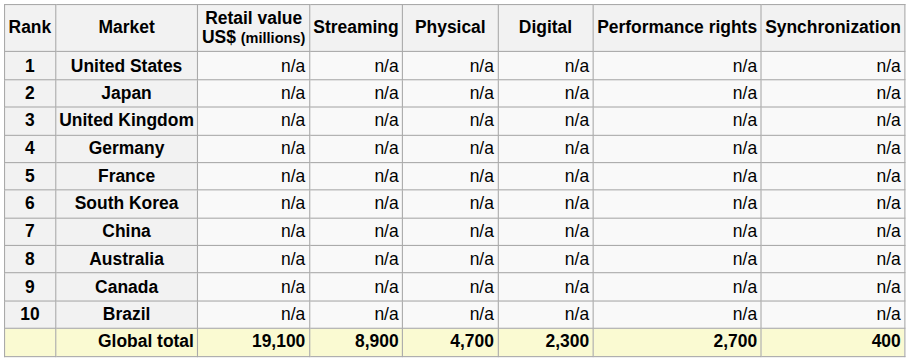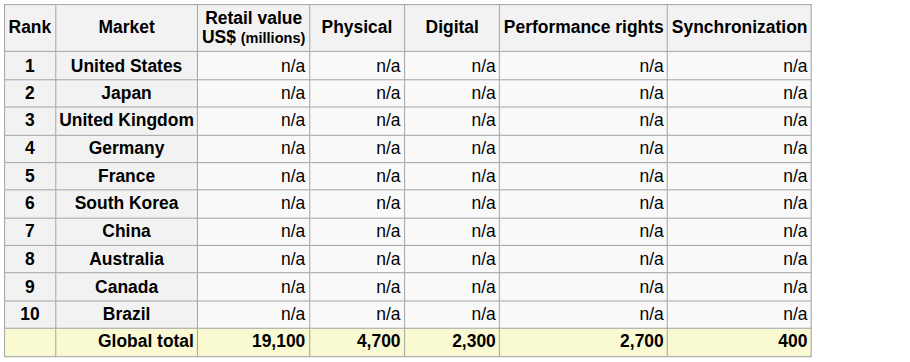- column: (356, 28)
